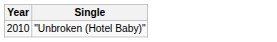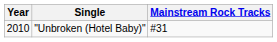+ column: (210, 12)
